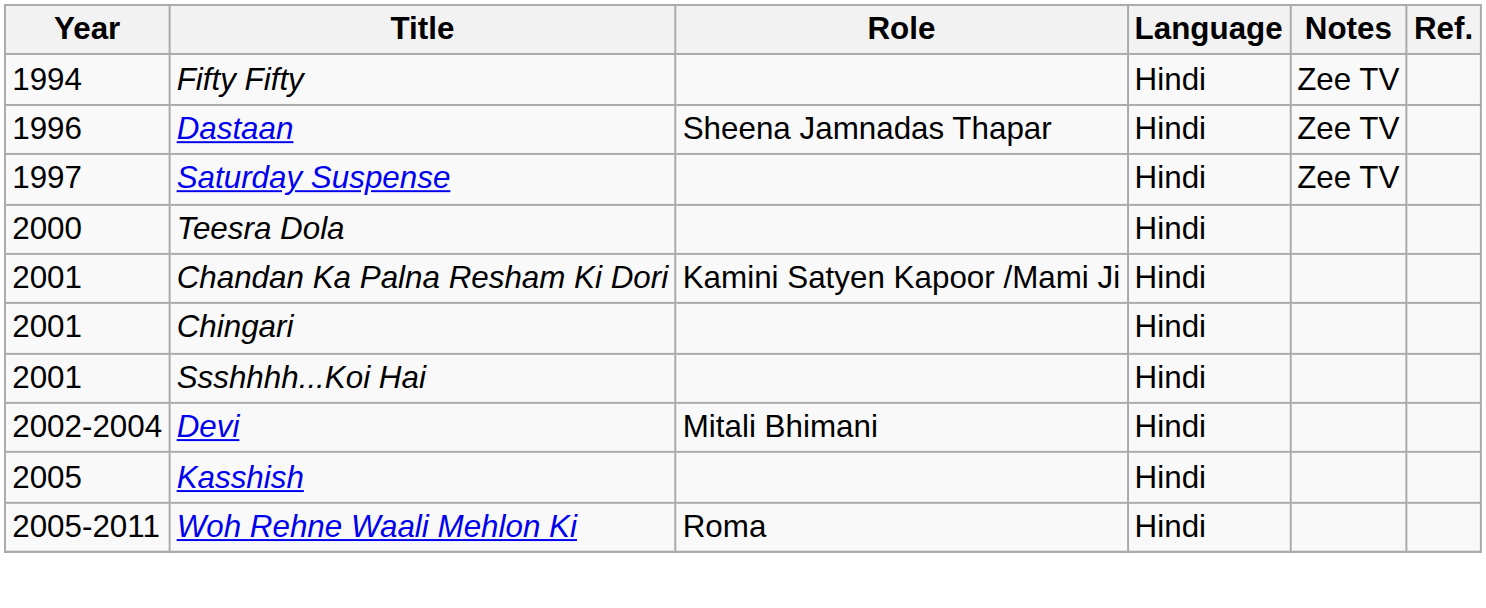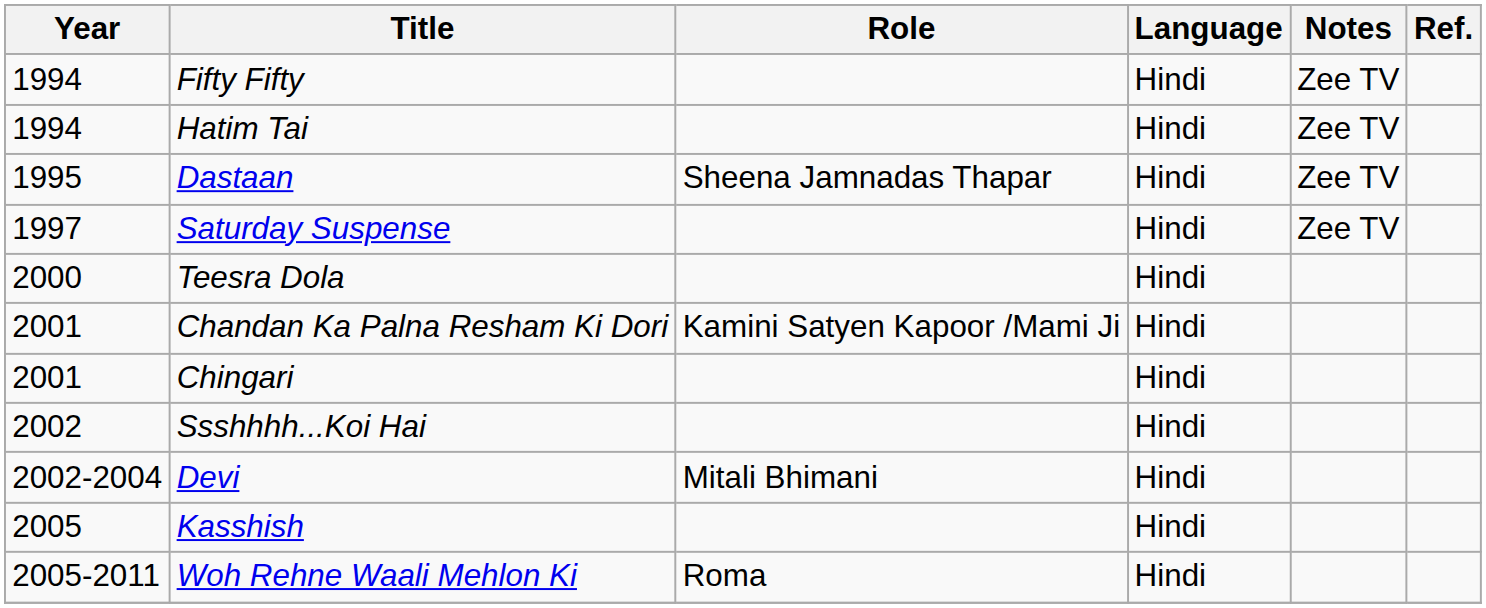+ row: (242, 128)
(47, 128) 1996 -> (47, 178) 1995
(47, 377) 2001 -> (47, 427) 2002
